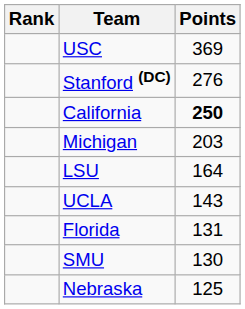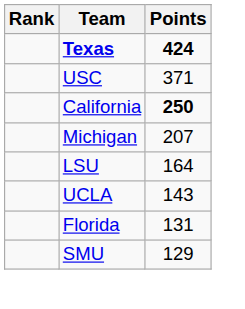+ row: (88, 48)
(208, 48) 369 -> (178, 78) 371
- row: (117, 80)
(208, 141) 203 -> (178, 136) 207
(208, 259) 130 -> (178, 254) 129
- row: (103, 289)
